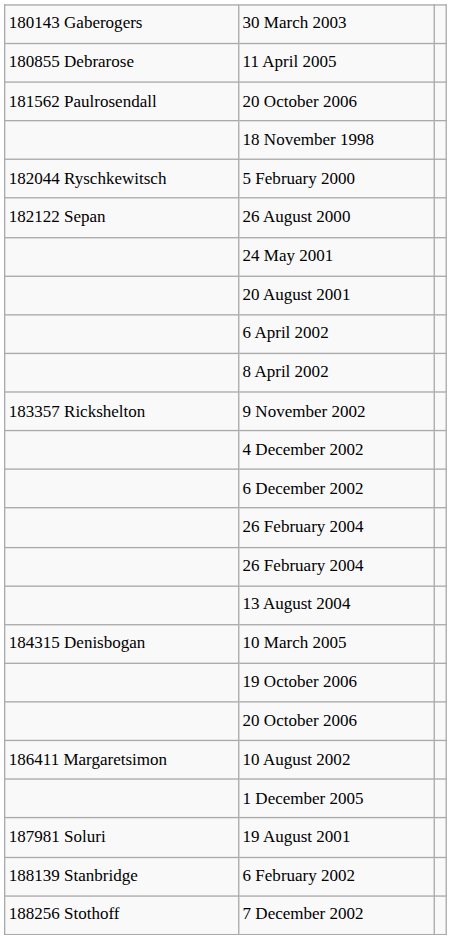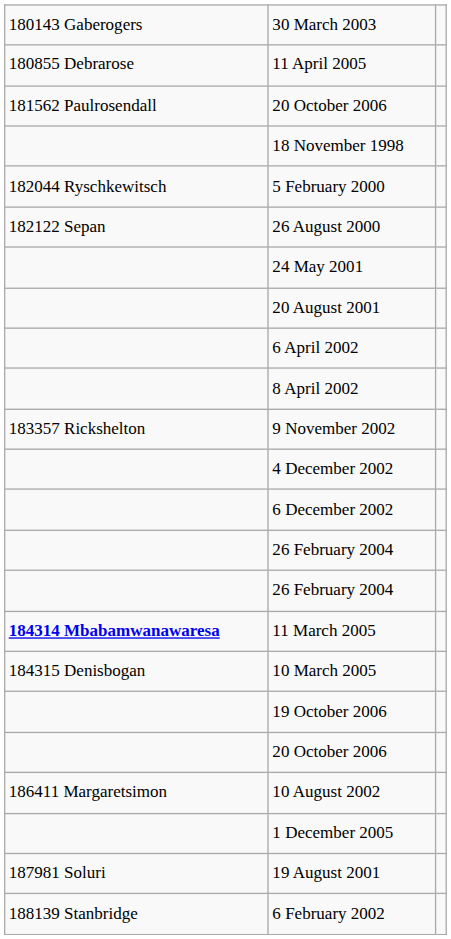- row: (122, 605)
+ row: (114, 631)
- row: (64, 914)
